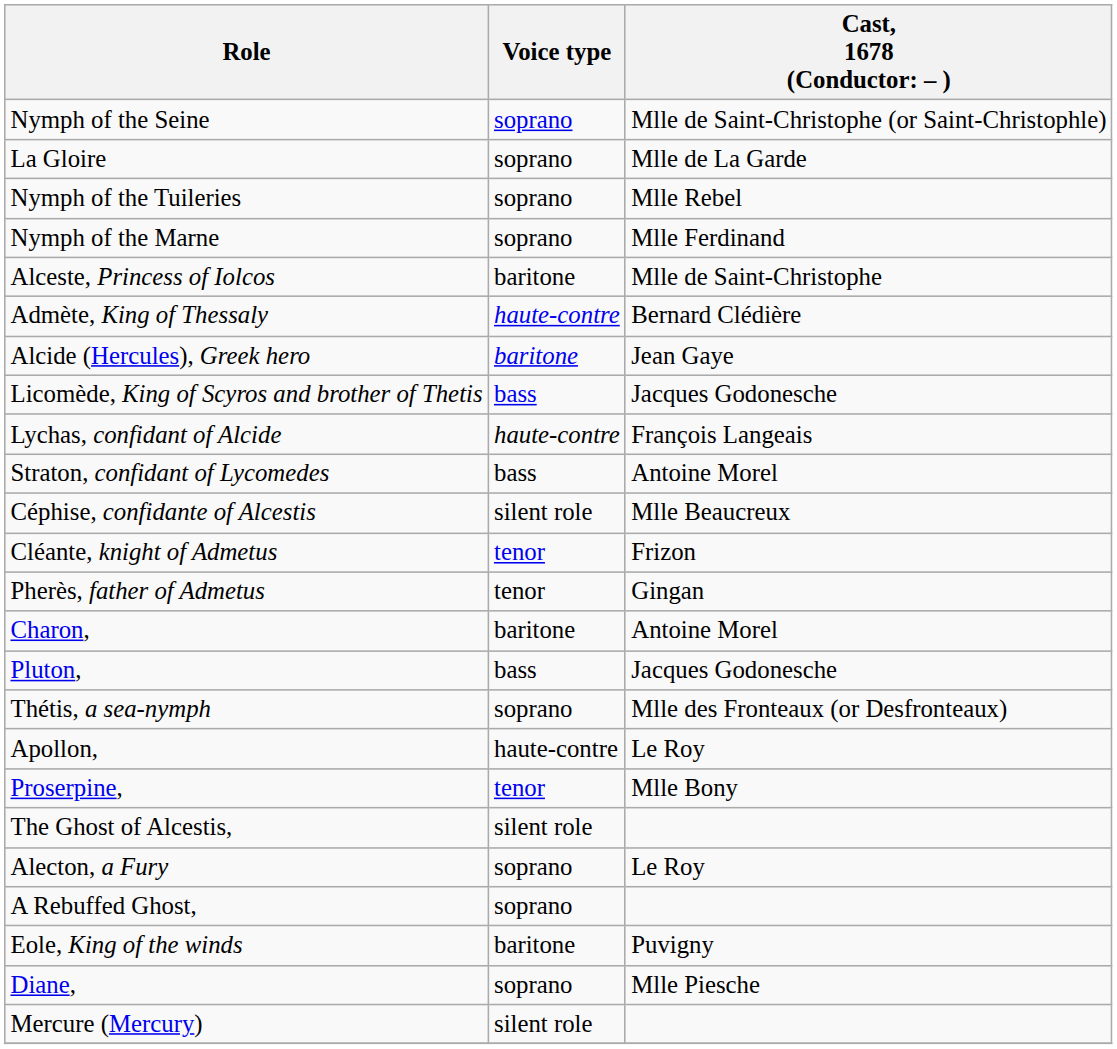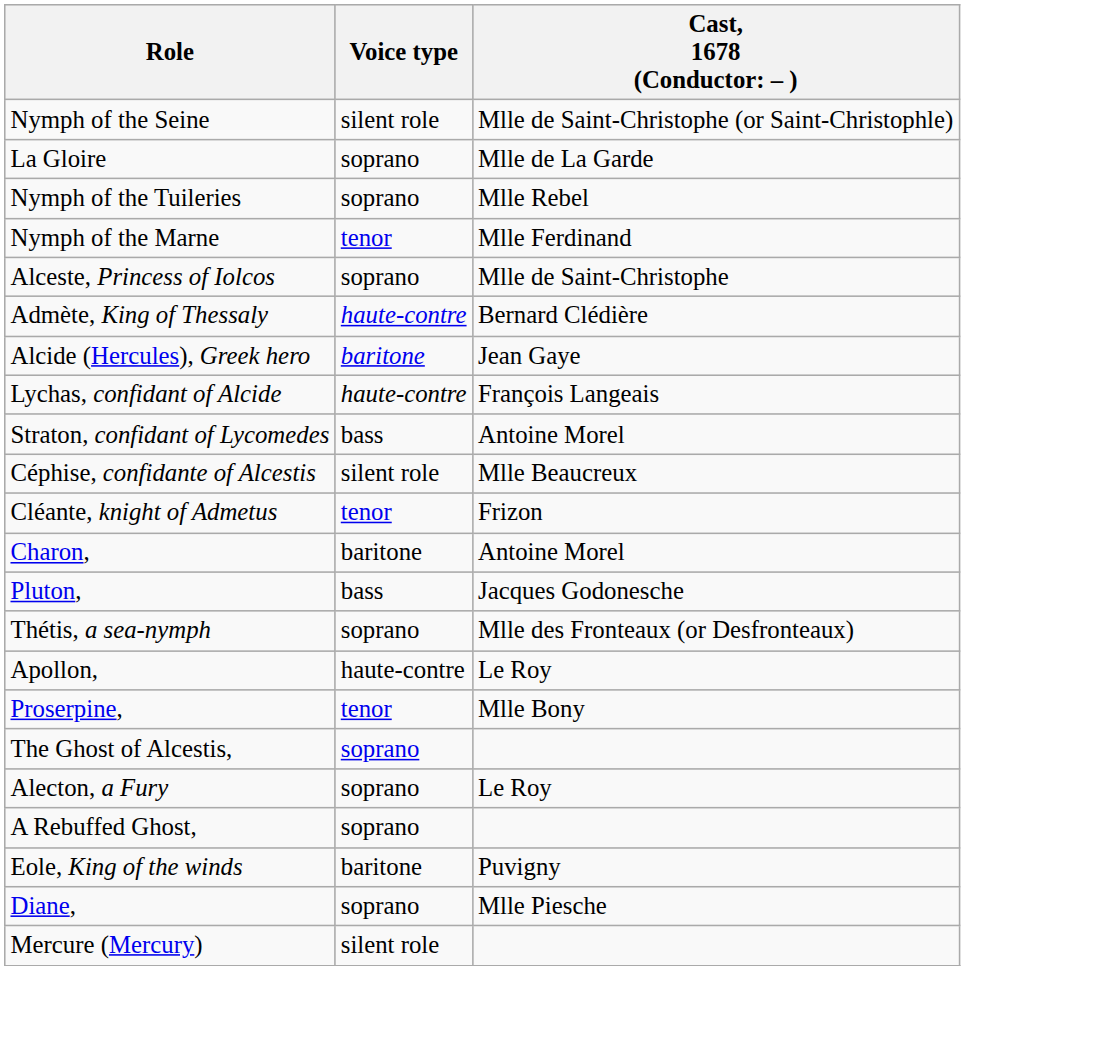(533, 119) soprano -> (390, 119) silent role
(533, 237) soprano -> (366, 237) tenor
(535, 276) baritone -> (380, 276) soprano
- row: (247, 394)
- row: (138, 591)
(543, 827) silent role -> (380, 748) soprano
